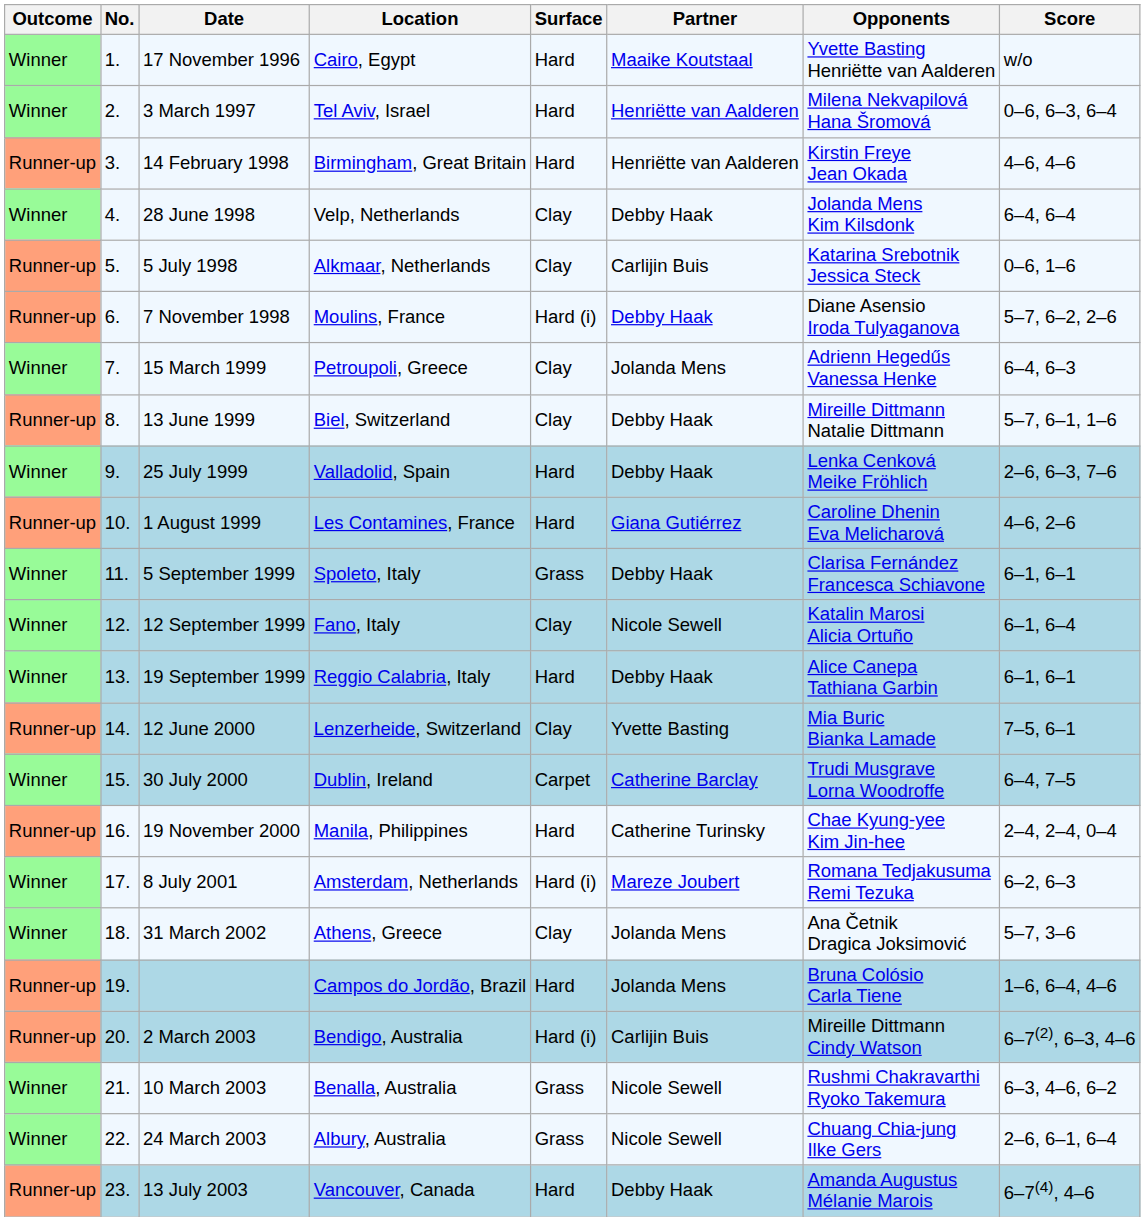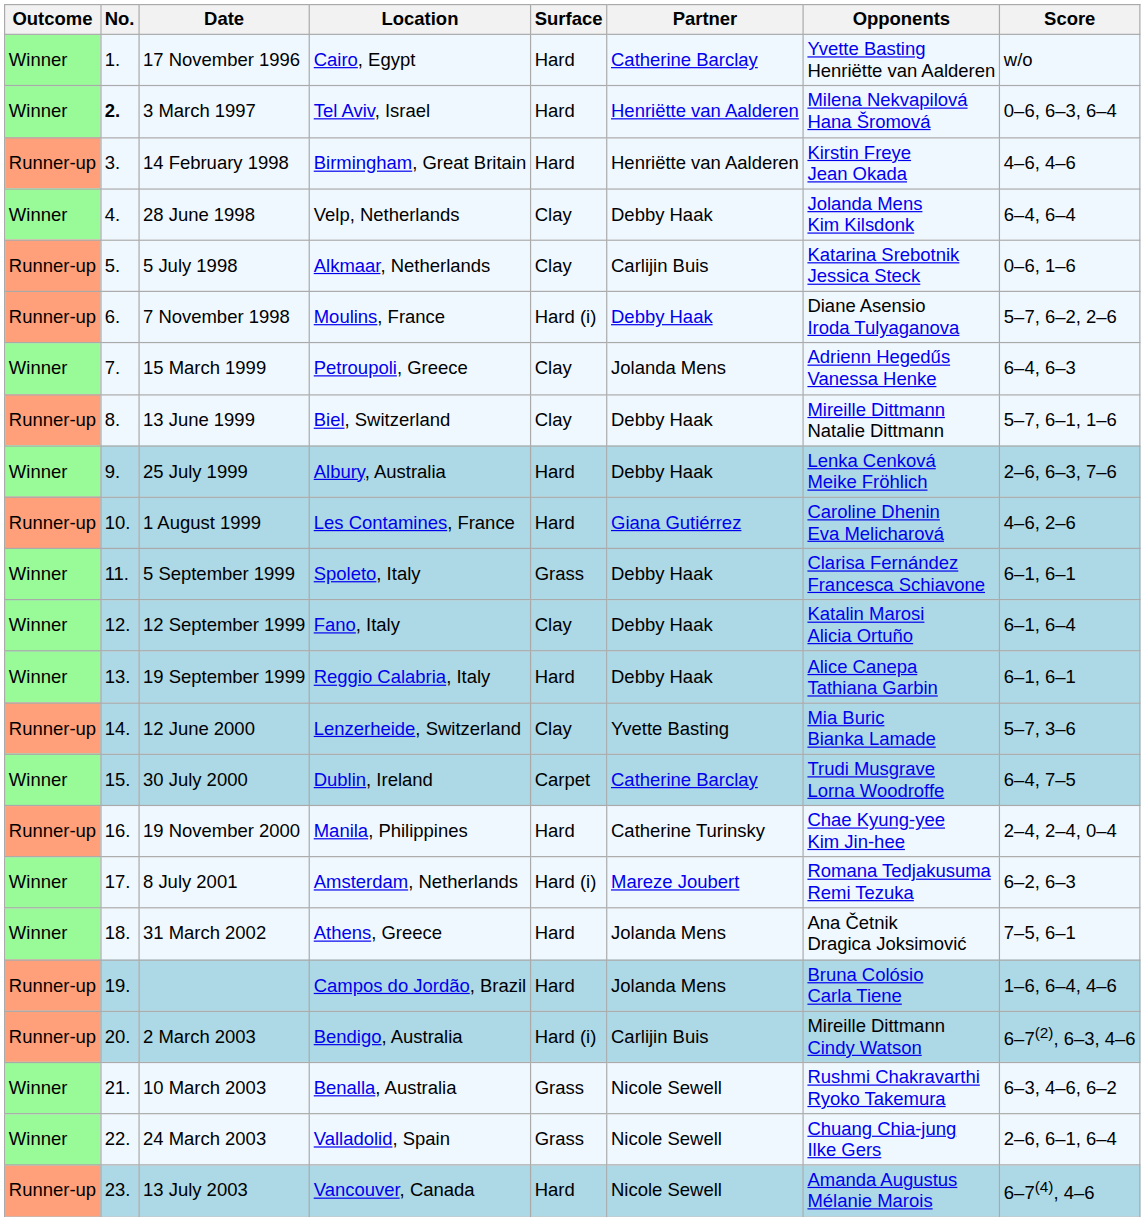(682, 59) Maaike Koutstaal -> (684, 59) Catherine Barclay
(112, 111) normal -> (112, 111) bold
(382, 470) Valladolid, Spain -> (380, 470) Albury, Australia
(666, 625) Nicole Sewell -> (662, 625) Debby Haak
(1040, 727) 7–5, 6–1 -> (1040, 727) 5–7, 3–6
(553, 933) Clay -> (555, 933) Hard
(1040, 933) 5–7, 3–6 -> (1040, 933) 7–5, 6–1
(380, 1138) Albury, Australia -> (382, 1138) Valladolid, Spain
(662, 1190) Debby Haak -> (666, 1190) Nicole Sewell
